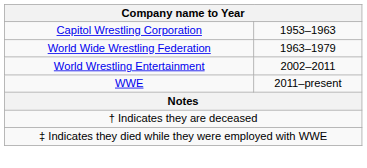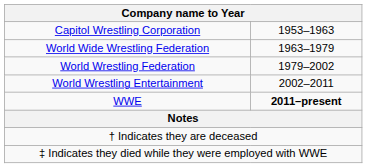+ row: (128, 66)
(308, 83) normal -> (306, 101) bold
